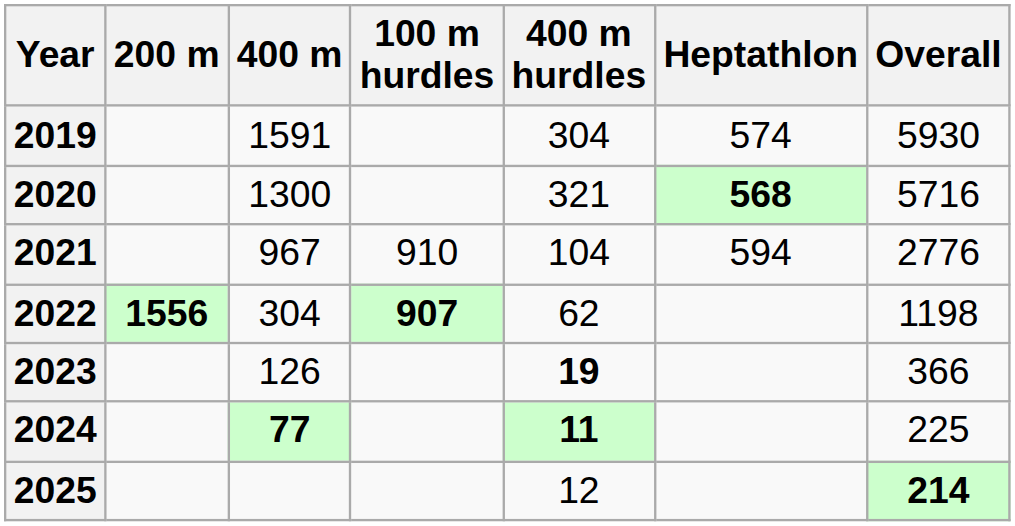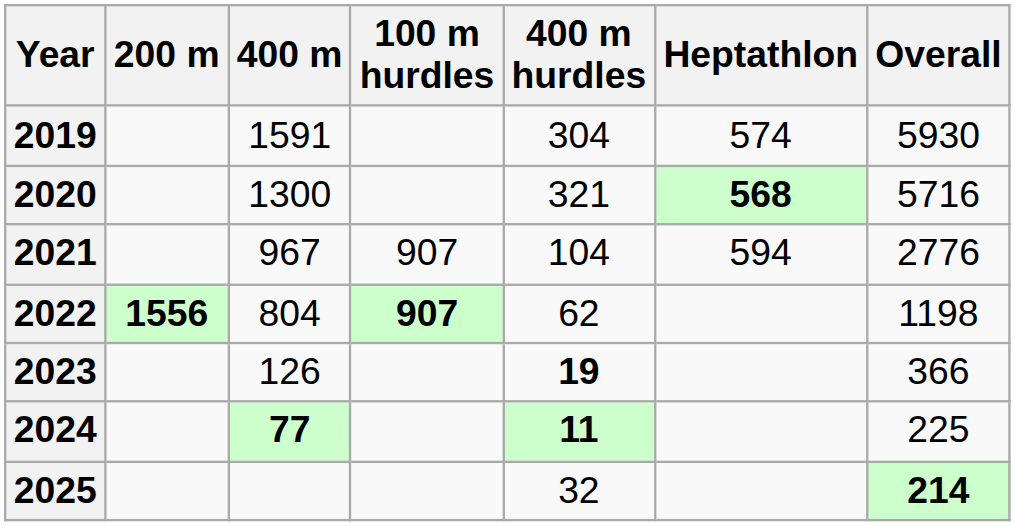(427, 253) 910 -> (427, 253) 907
(290, 312) 304 -> (290, 312) 804
(579, 489) 12 -> (579, 489) 32
